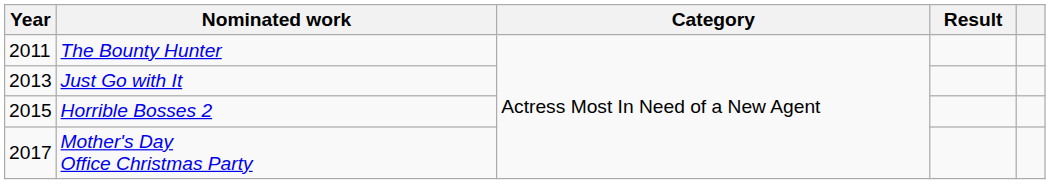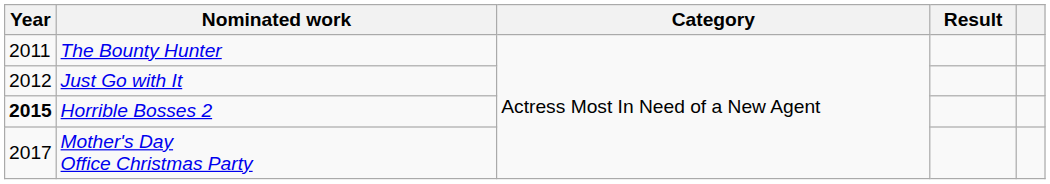(30, 80) 2013 -> (30, 80) 2012
(30, 111) normal -> (30, 111) bold
